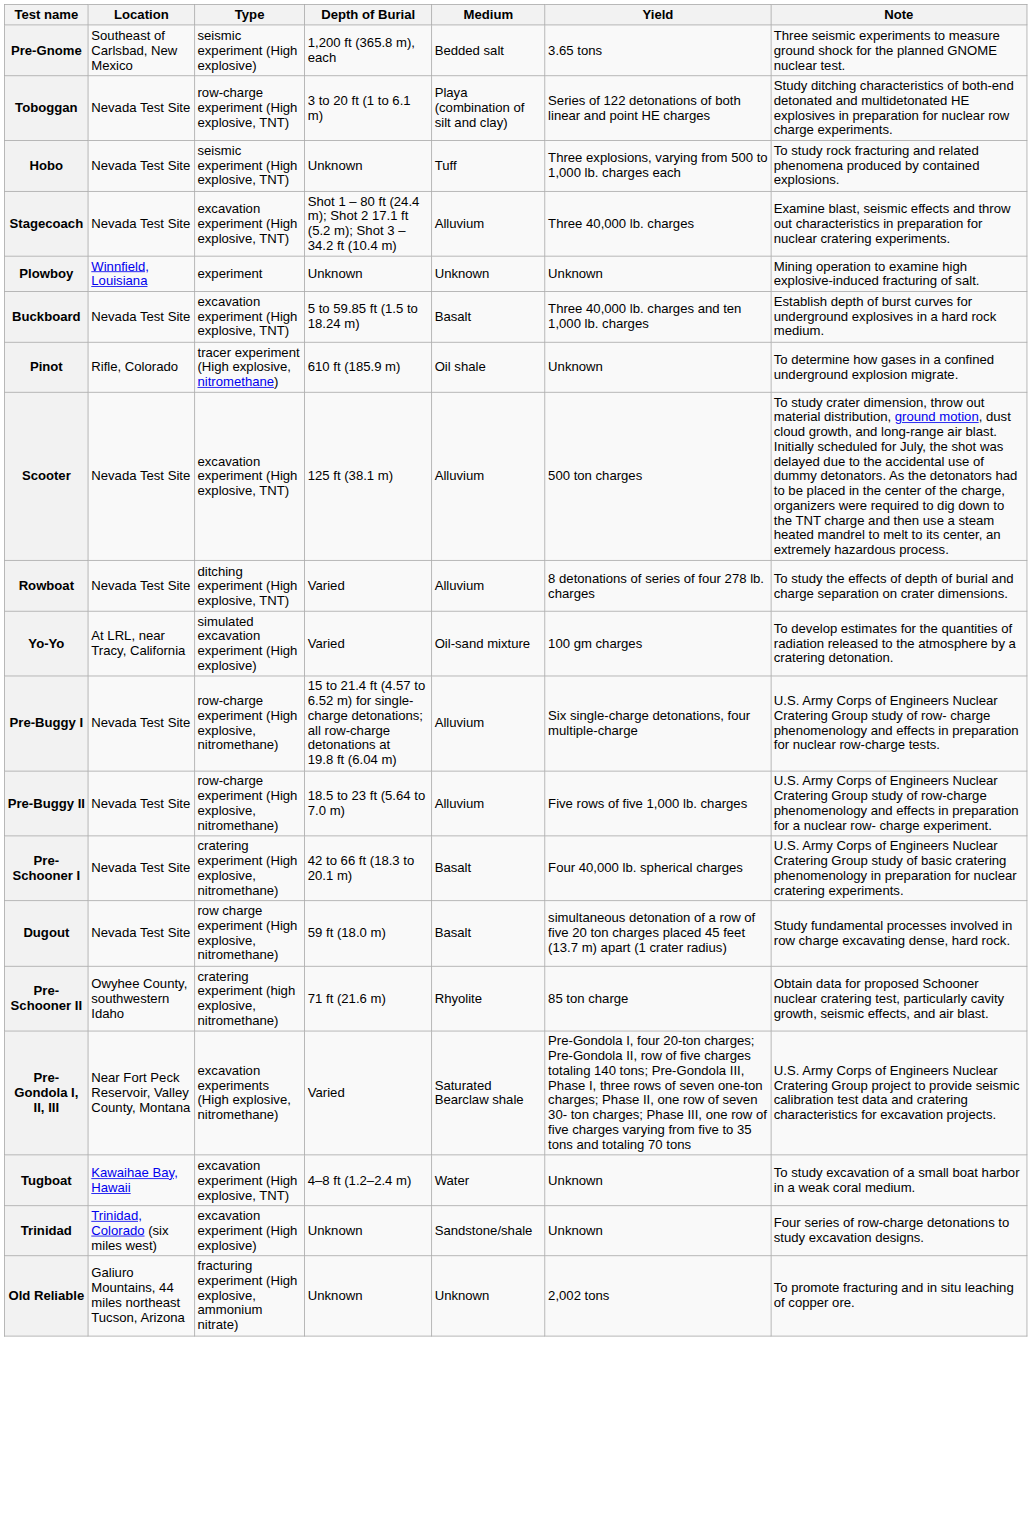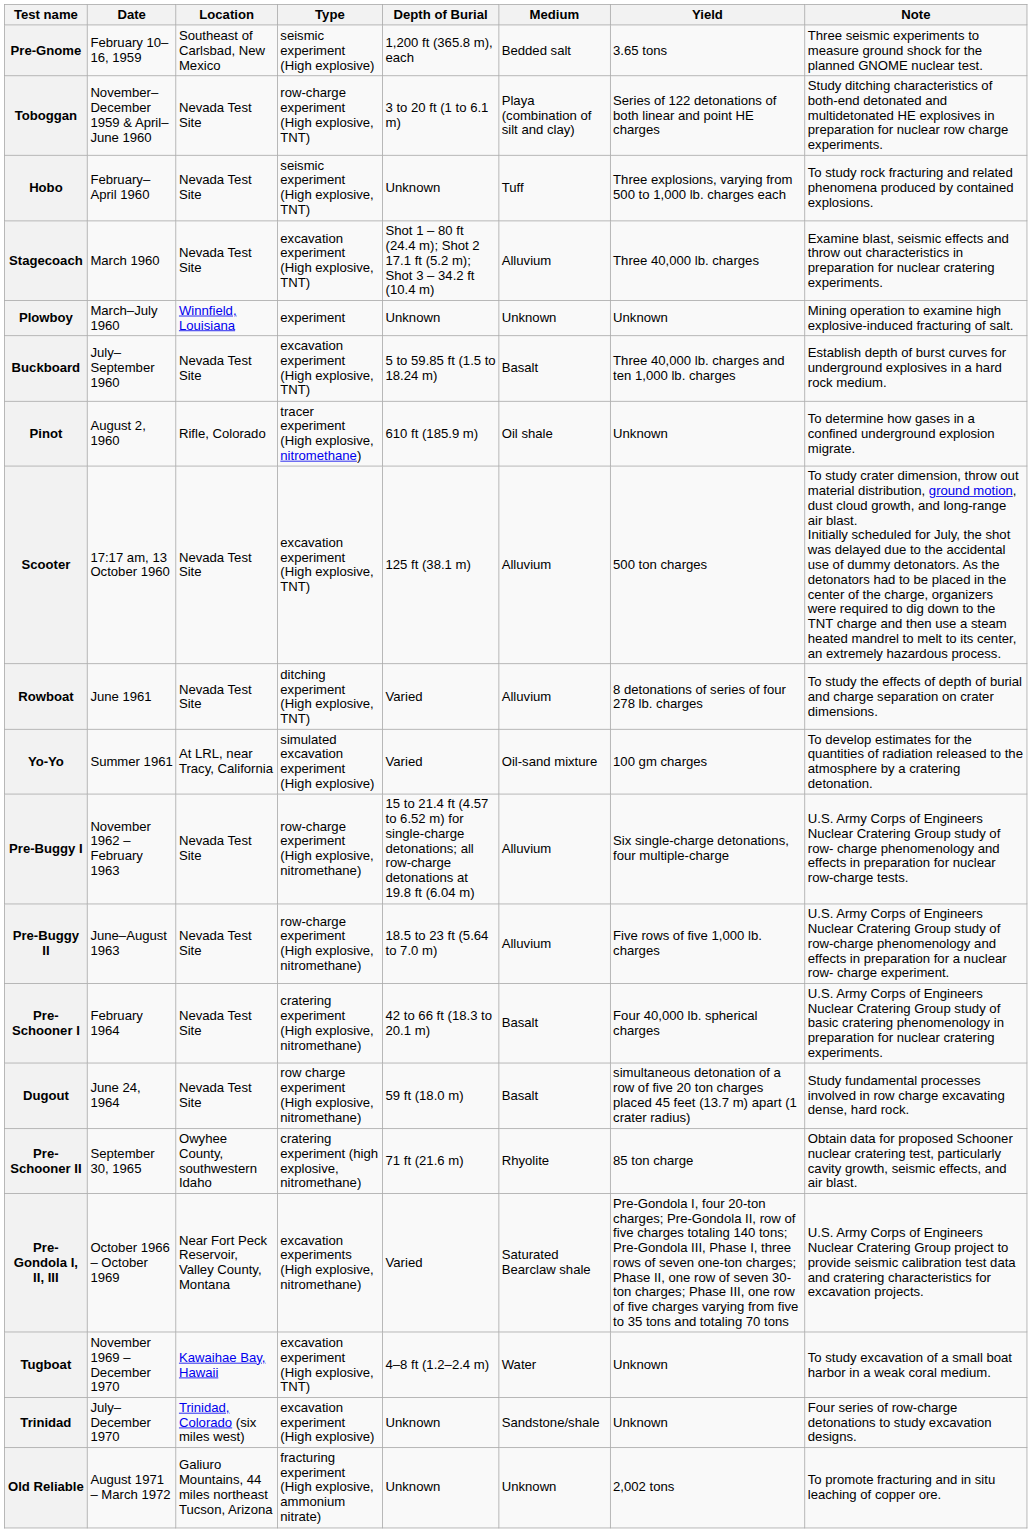+ column: (132, 14)
